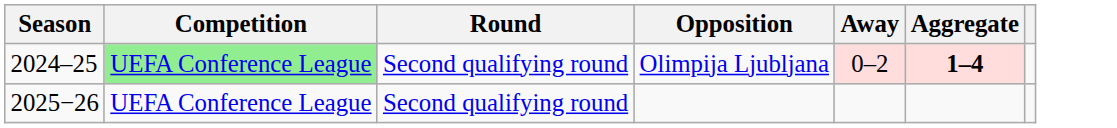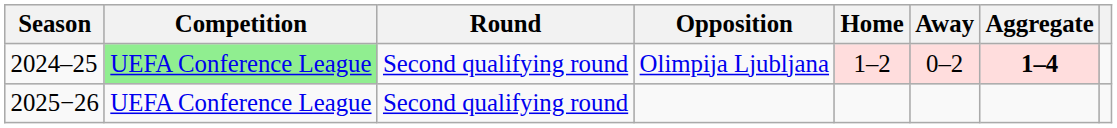+ column: (872, 24)
